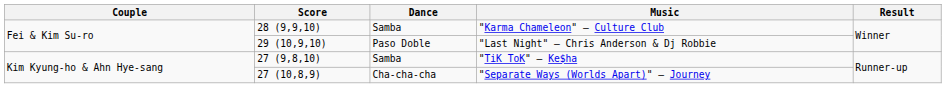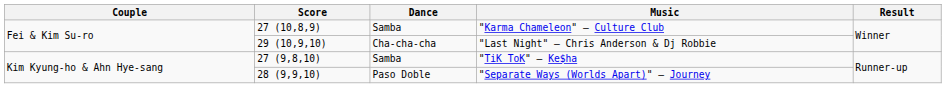(289, 28) 28 (9,9,10) -> (289, 28) 27 (10,8,9)
(401, 44) Paso Doble -> (404, 44) Cha-cha-cha
(289, 75) 27 (10,8,9) -> (289, 75) 28 (9,9,10)
(404, 75) Cha-cha-cha -> (401, 75) Paso Doble
